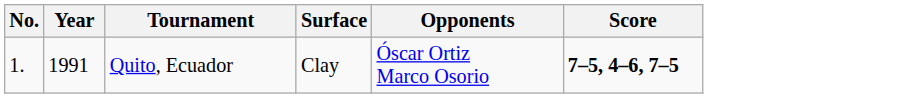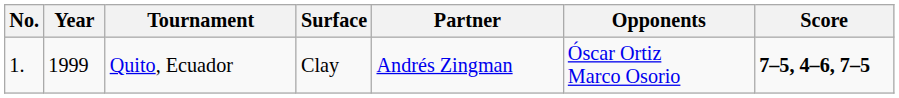+ column: (467, 20)
(69, 64) 1991 -> (69, 64) 1999
